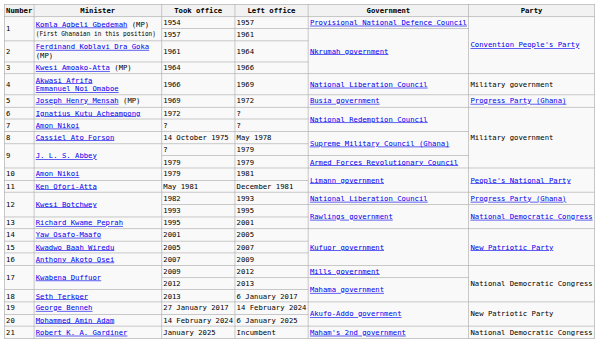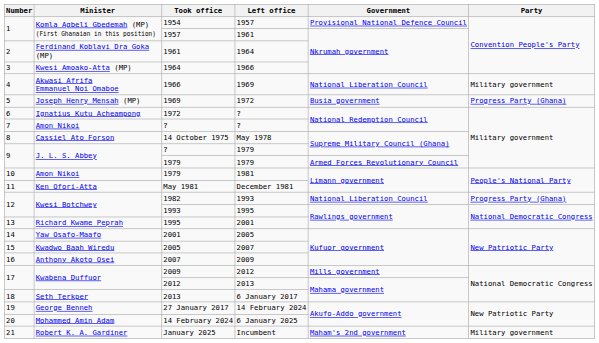(532, 332) National Democratic Congress -> (512, 332) Military government
